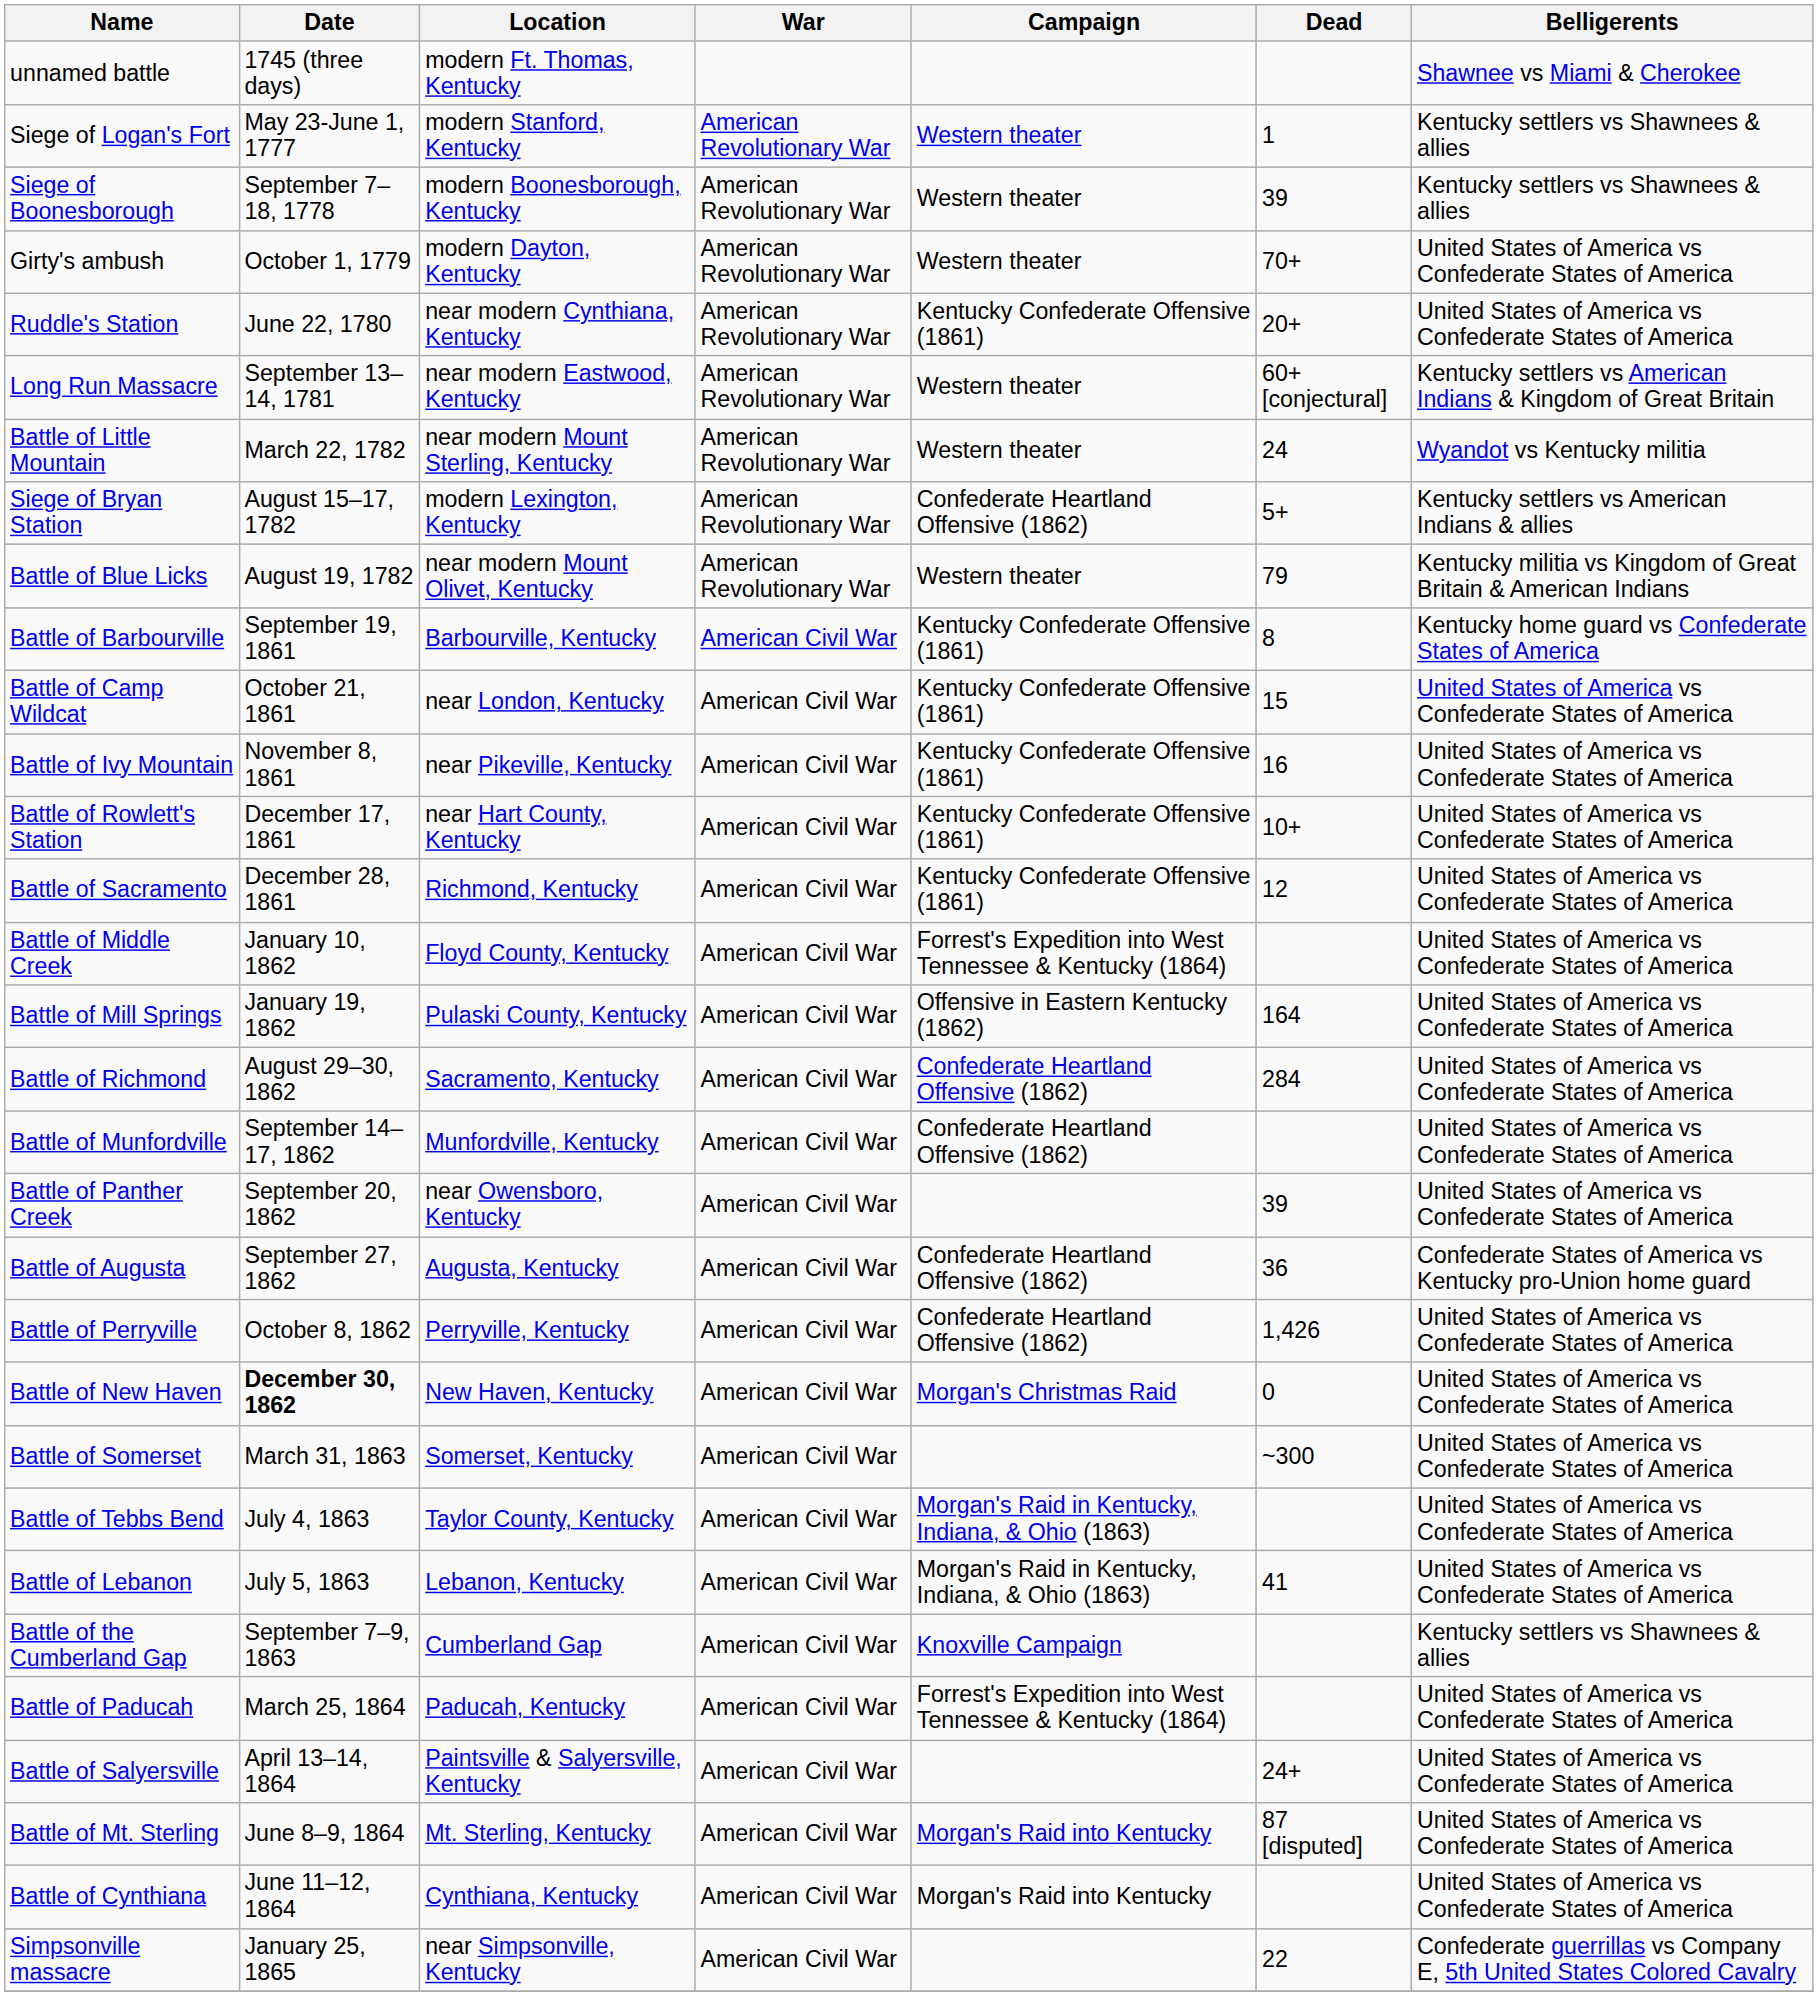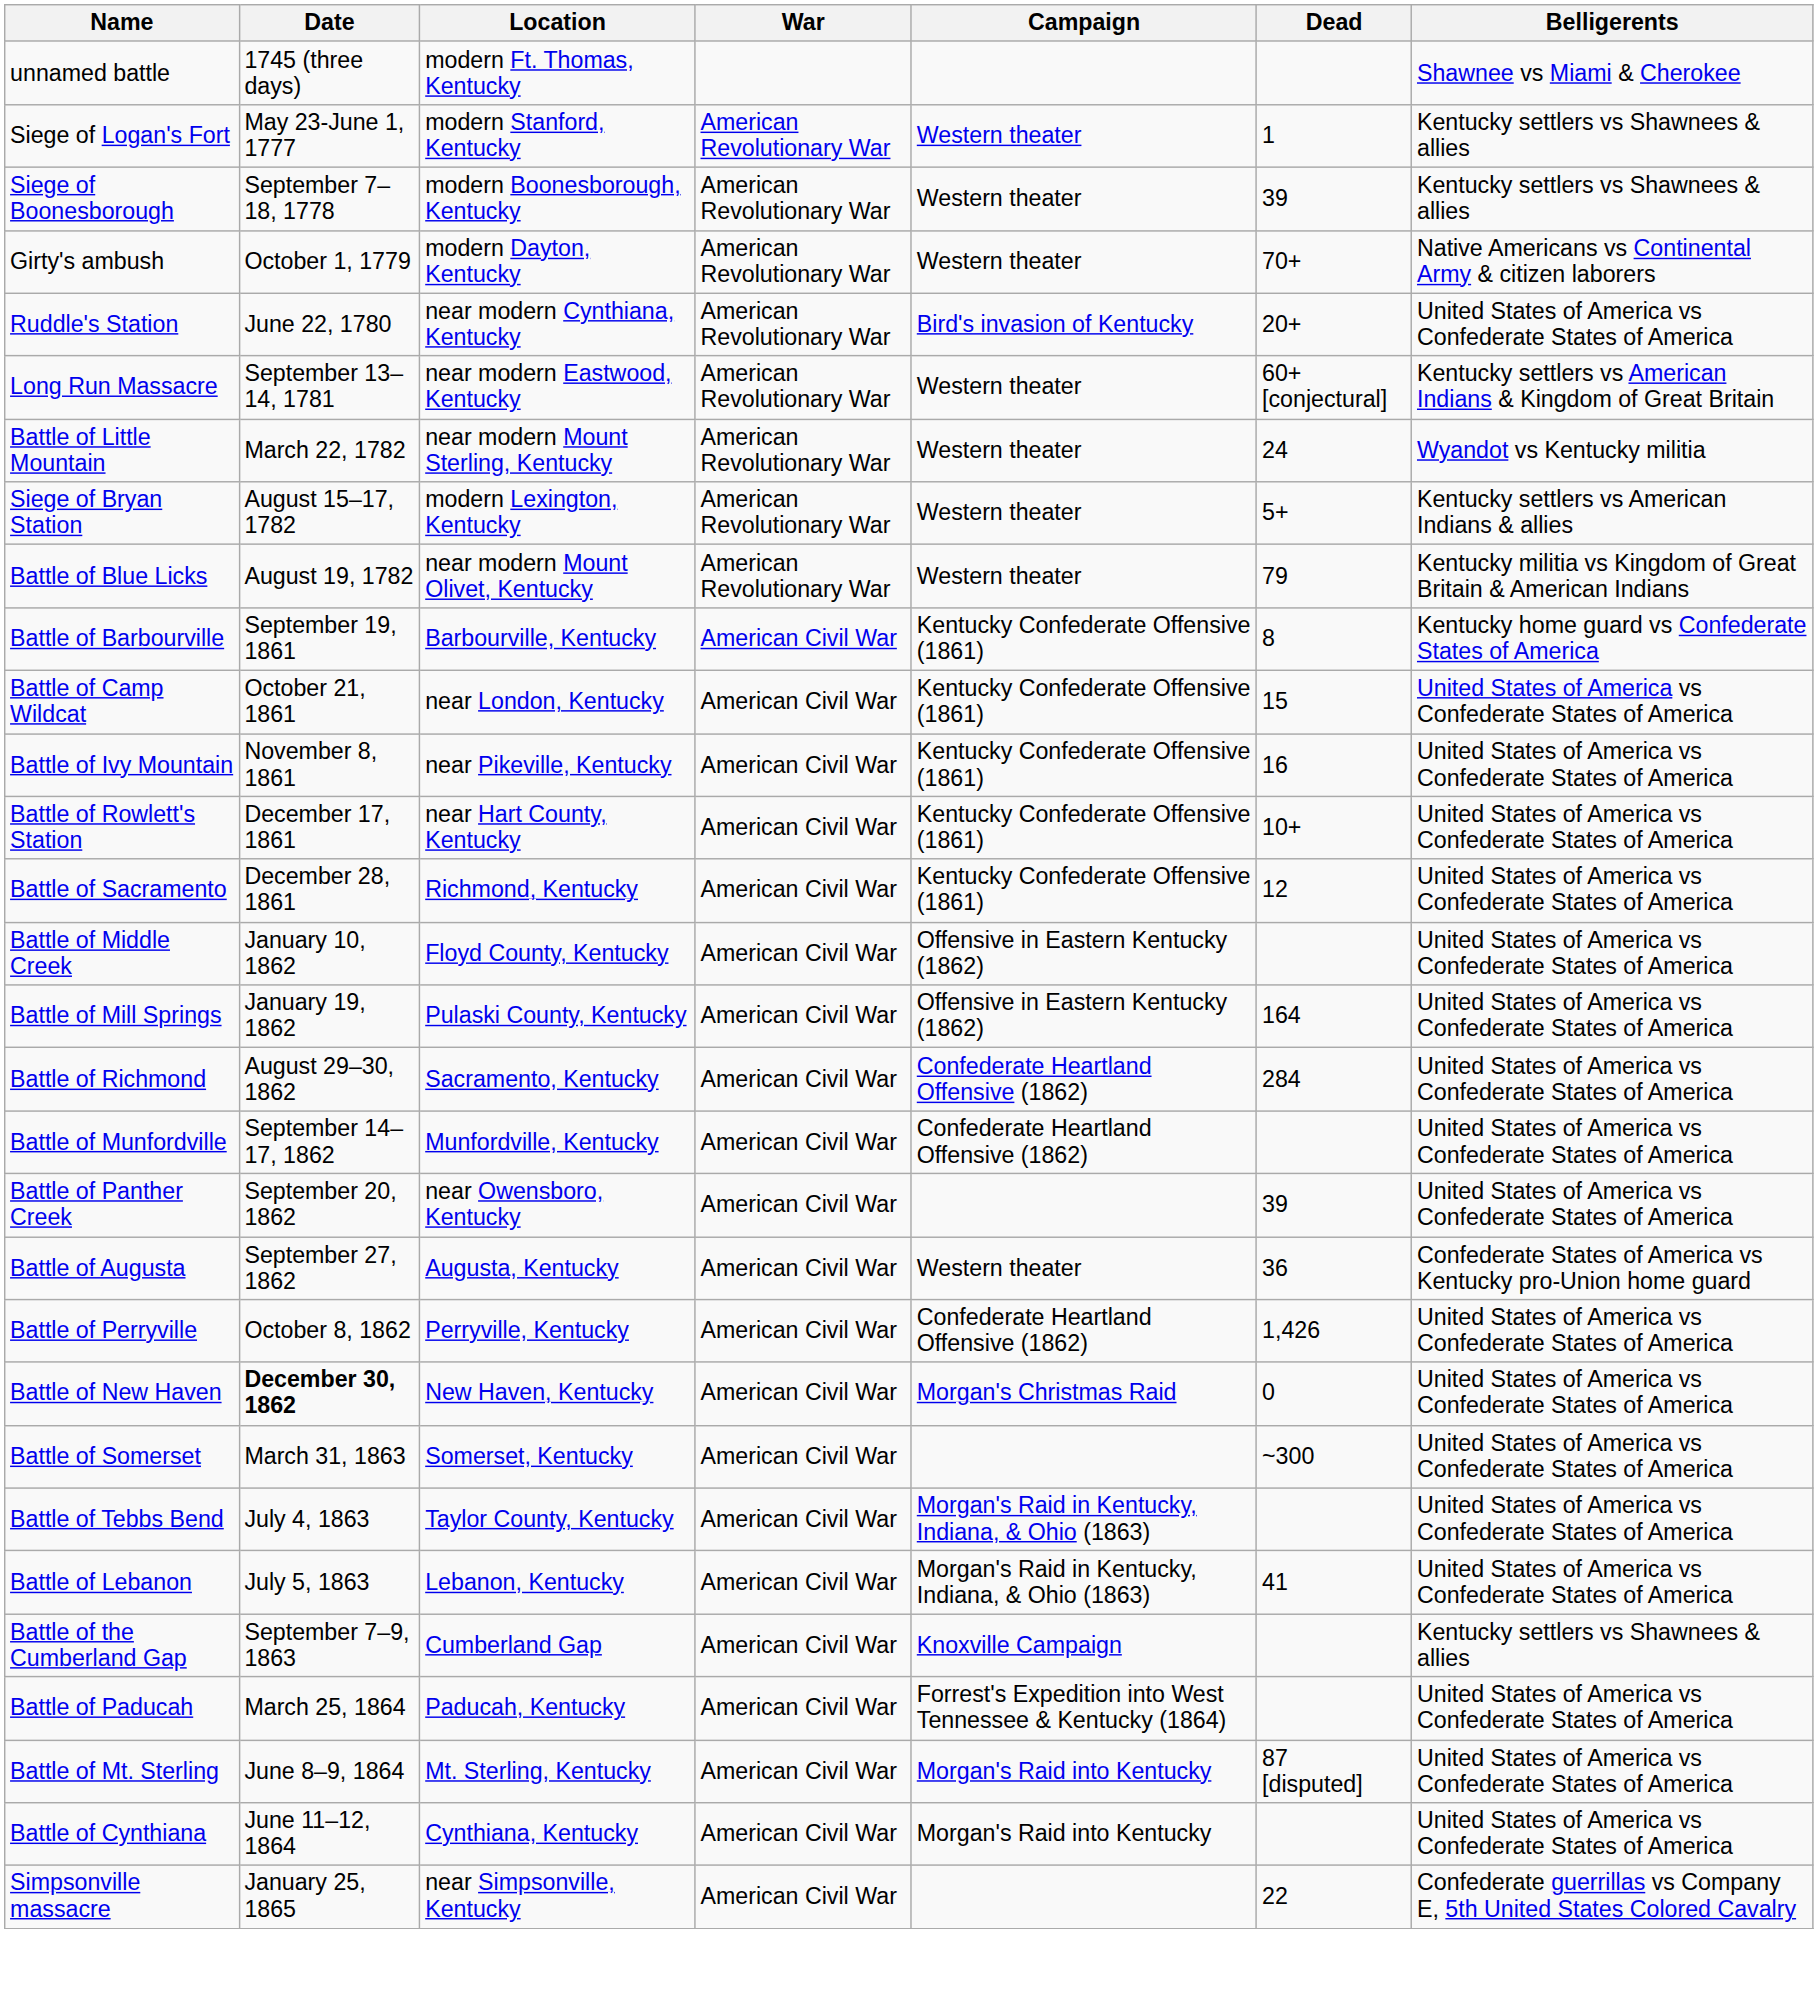(1575, 261) United States of America vs Confederate States of America -> (1584, 261) Native Americans vs Continental Army & citizen laborers
(1084, 324) Kentucky Confederate Offensive (1861) -> (1055, 324) Bird's invasion of Kentucky
(1034, 512) Confederate Heartland Offensive (1862) -> (999, 512) Western theater
(1072, 953) Forrest's Expedition into West Tennessee & Kentucky (1864) -> (1072, 953) Offensive in Eastern Kentucky (1862)
(1034, 1267) Confederate Heartland Offensive (1862) -> (999, 1267) Western theater
- row: (115, 1770)
